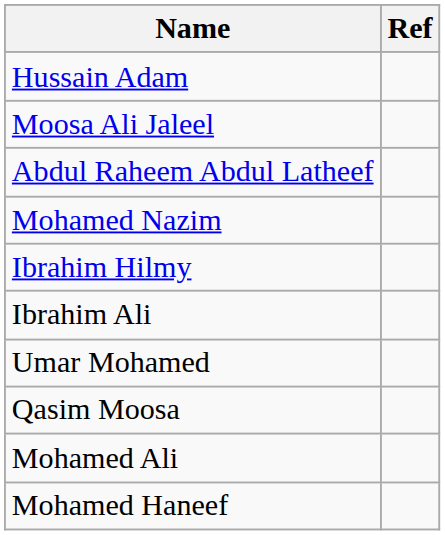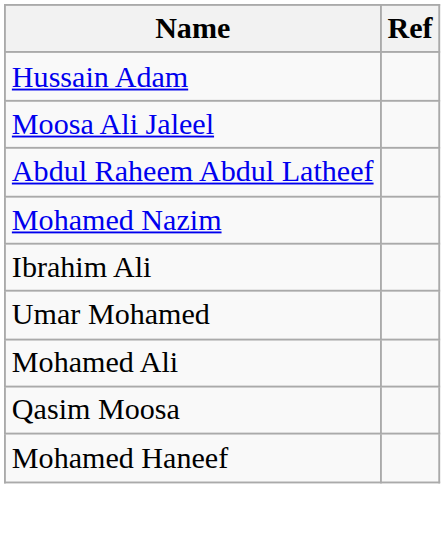- row: (102, 266)
rows swapped: (95, 457) <-> (96, 409)
